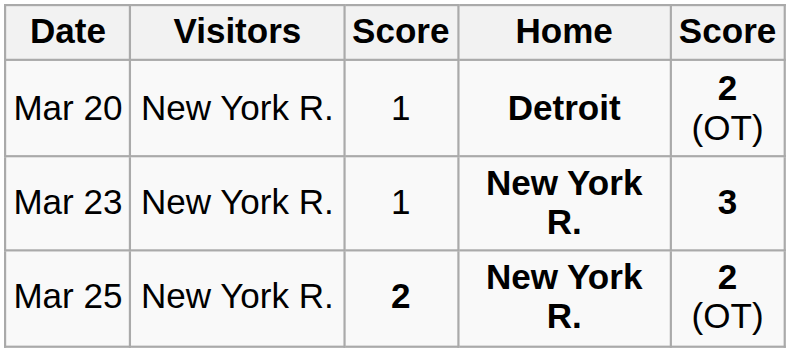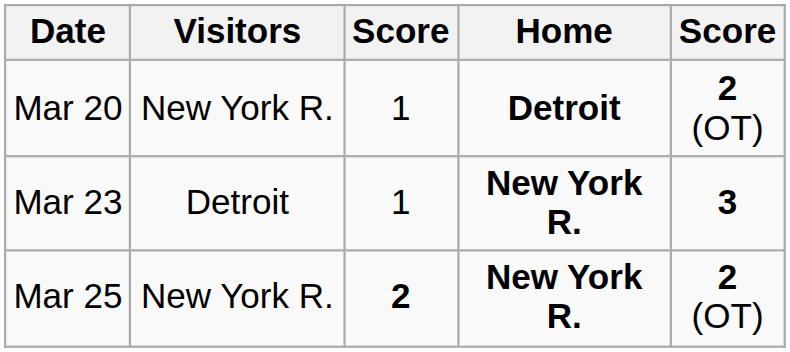(237, 202) New York R. -> (237, 202) Detroit
